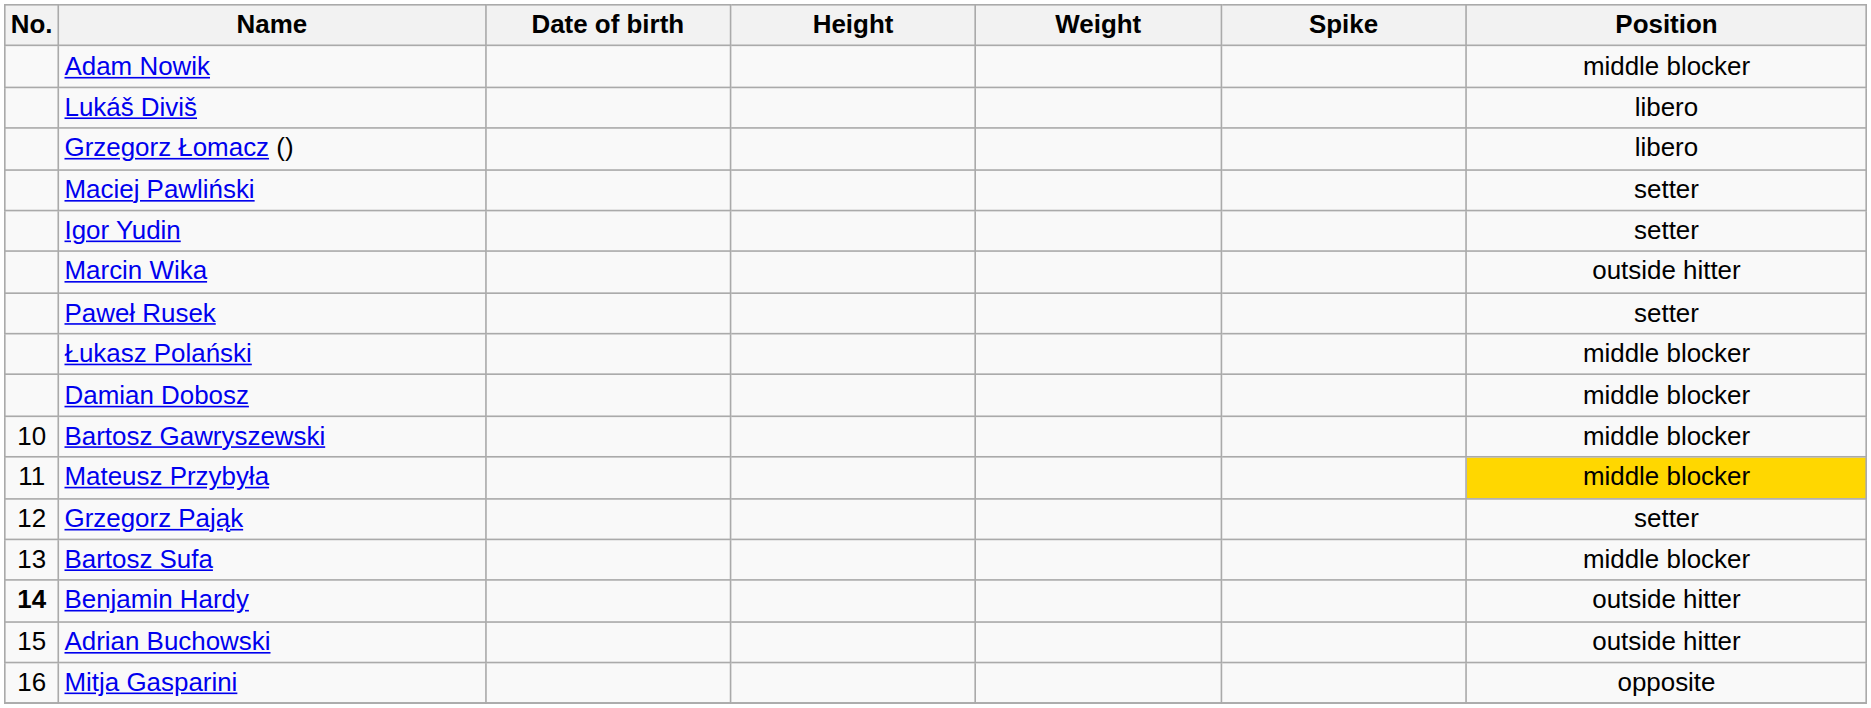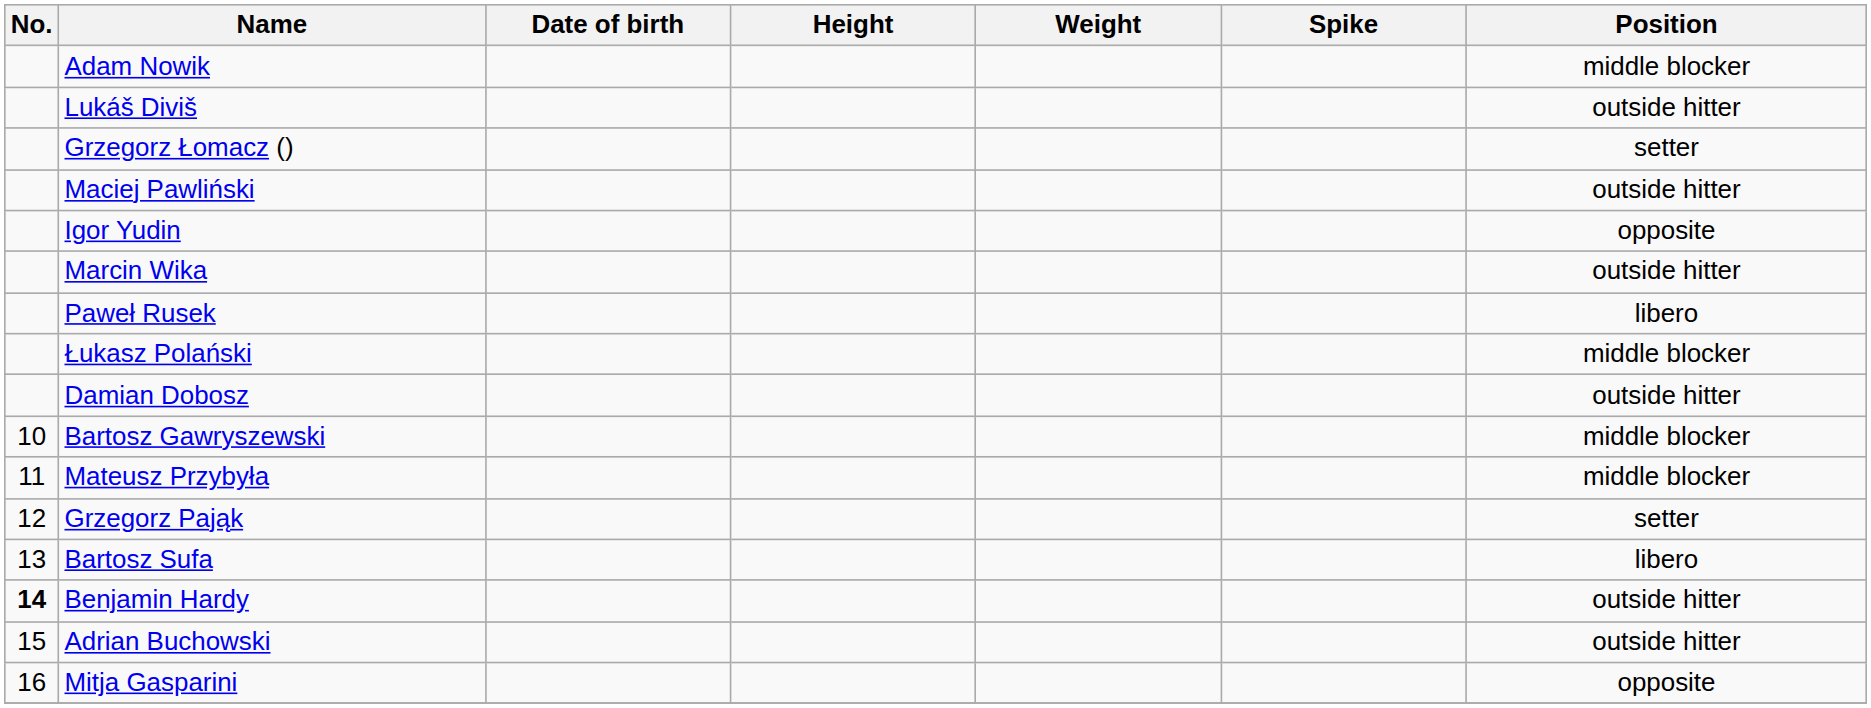(1666, 107) libero -> (1666, 107) outside hitter
(1666, 148) libero -> (1666, 148) setter
(1666, 189) setter -> (1666, 189) outside hitter
(1666, 230) setter -> (1666, 230) opposite
(1666, 312) setter -> (1666, 312) libero
(1666, 395) middle blocker -> (1666, 395) outside hitter
(1666, 477) gold background -> (1666, 477) no background
(1666, 559) middle blocker -> (1666, 559) libero
